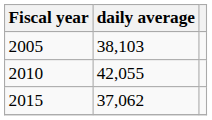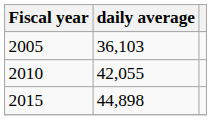(120, 45) 38,103 -> (120, 45) 36,103
(120, 100) 37,062 -> (120, 100) 44,898
